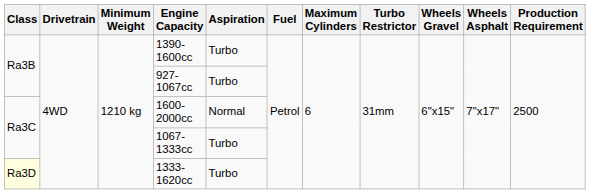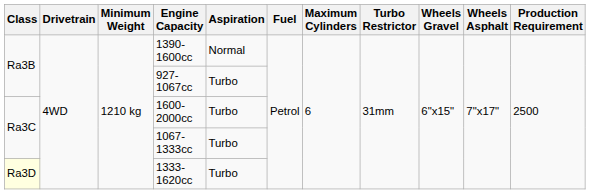(223, 50) Turbo -> (227, 50) Normal
(227, 112) Normal -> (223, 112) Turbo
